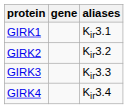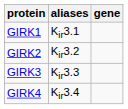columns swapped: (64, 13) <-> (101, 13)
